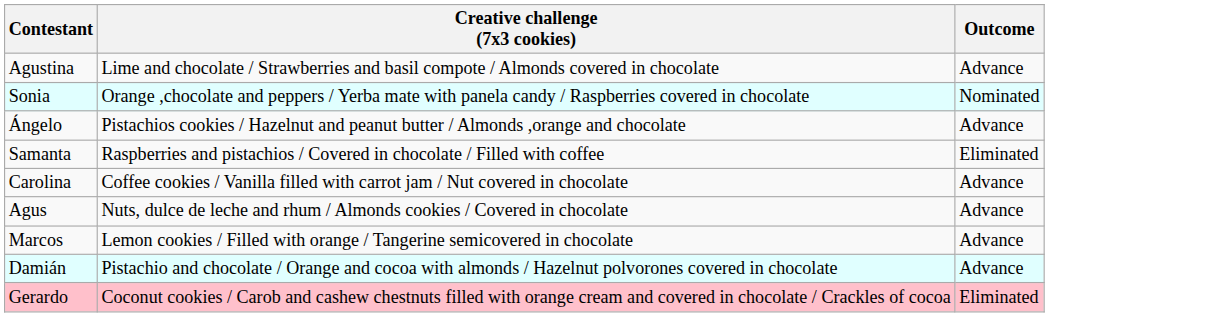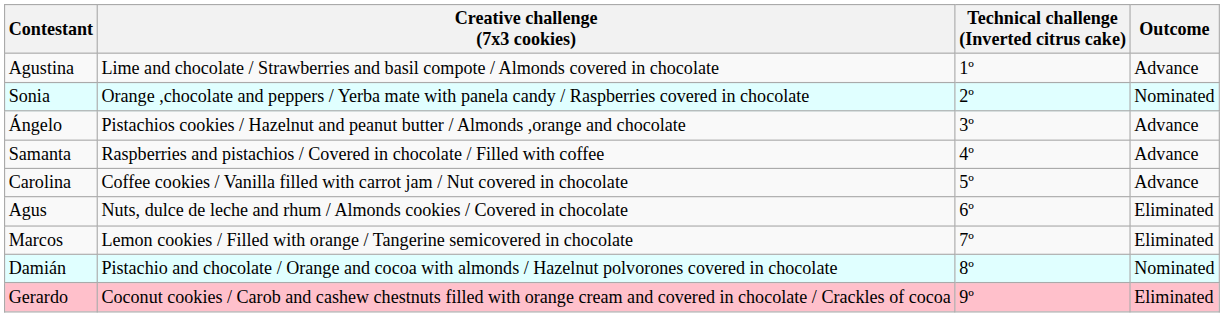+ column: (1043, 29)
(999, 153) Eliminated -> (1166, 153) Advance
(991, 211) Advance -> (1174, 211) Eliminated
(991, 239) Advance -> (1174, 239) Eliminated
(991, 268) Advance -> (1174, 268) Nominated
